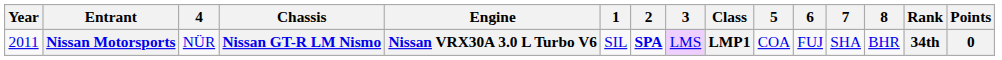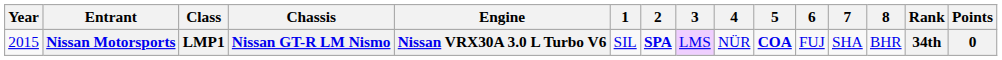columns swapped: (729, 16) <-> (199, 16)
(24, 42) 2011 -> (24, 42) 2015
(774, 42) normal -> (775, 42) bold
